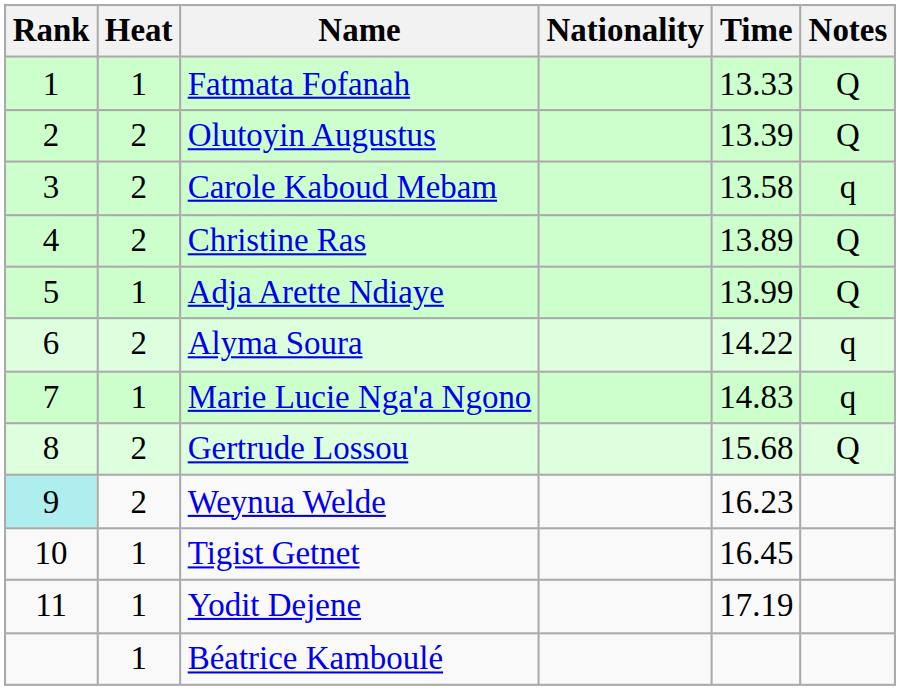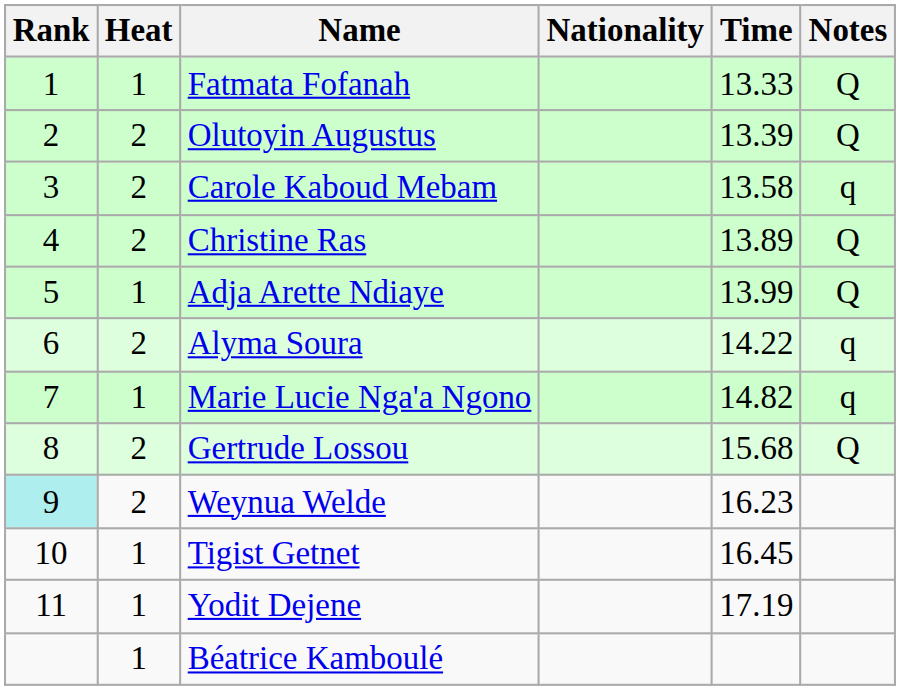(756, 396) 14.83 -> (756, 396) 14.82
